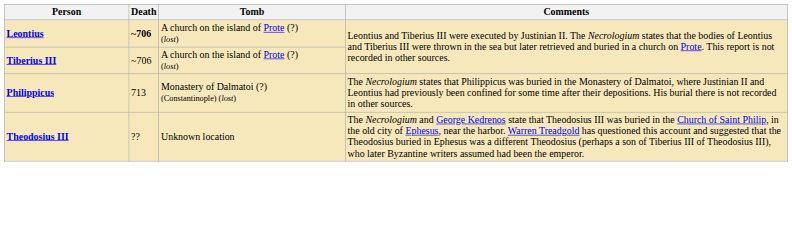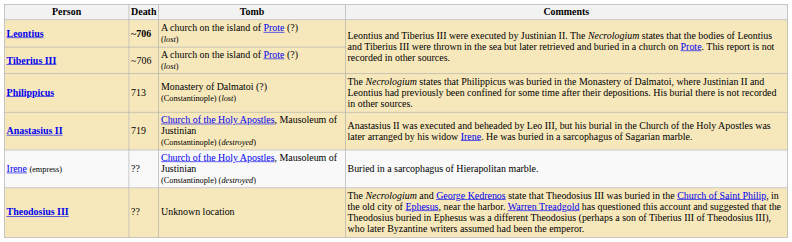+ row: (35, 131)
+ row: (34, 169)
